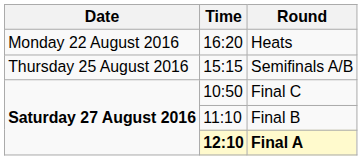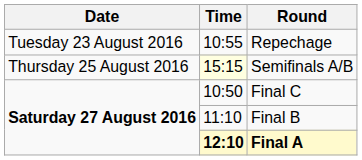- row: (272, 42)
+ row: (292, 42)
(223, 67) no background -> (223, 67) lightyellow background
